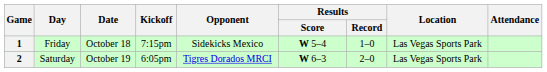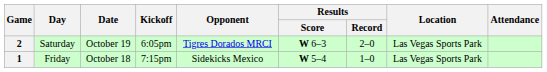rows swapped: (19, 43) <-> (19, 59)
